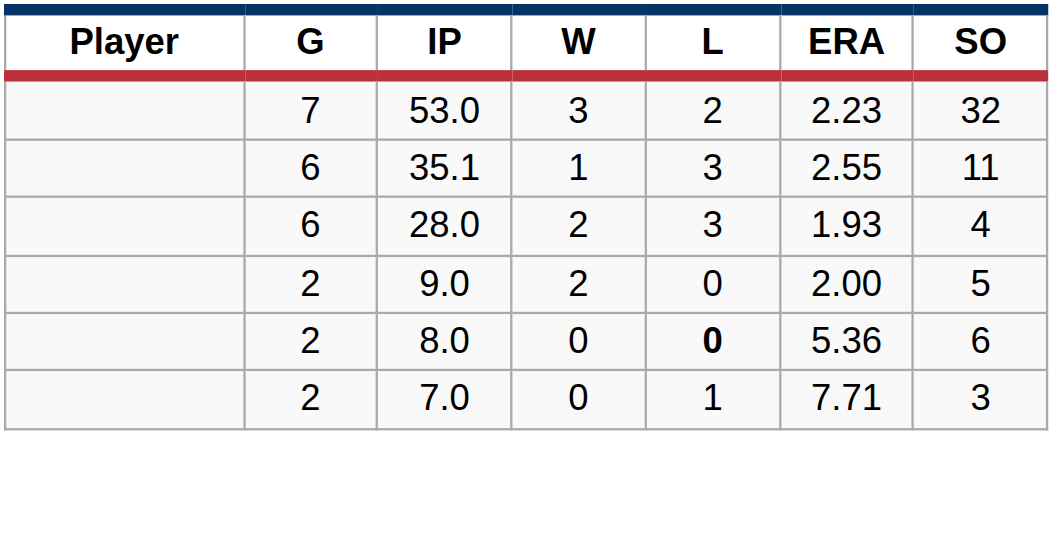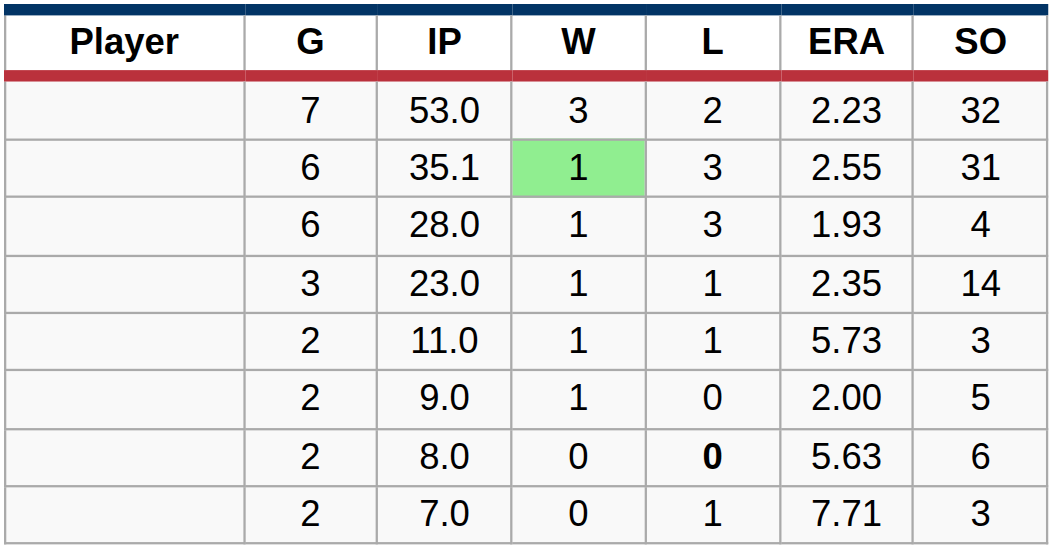(579, 167) no background -> (579, 167) lightgreen background
(981, 167) 11 -> (981, 167) 31
(579, 225) 2 -> (579, 225) 1
+ row: (444, 283)
+ row: (444, 340)
(579, 283) 2 -> (579, 398) 1
(847, 340) 5.36 -> (847, 456) 5.63
